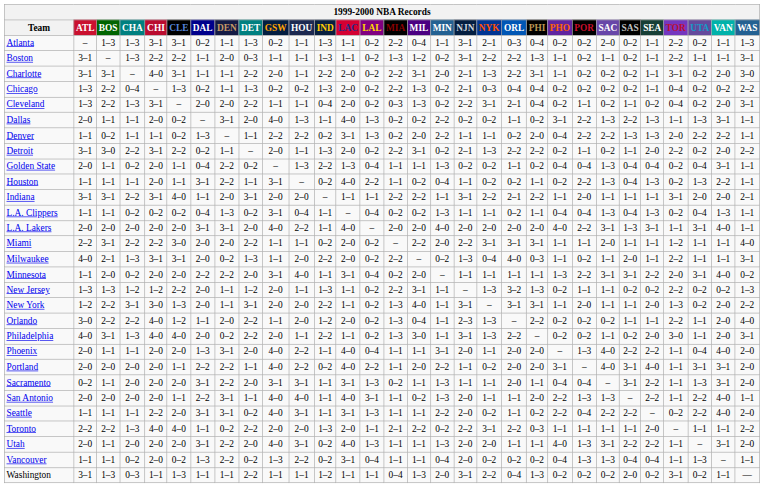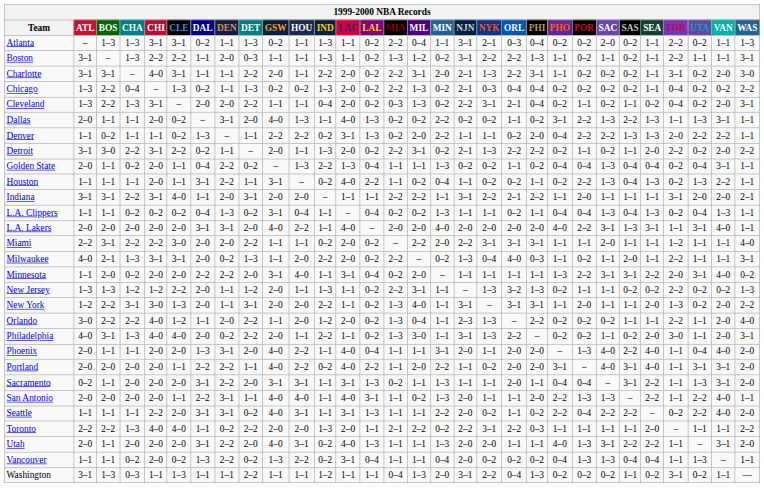(652, 352) 2–2 -> (652, 352) 4–0
(630, 475) 2–0 -> (630, 475) 1–1
